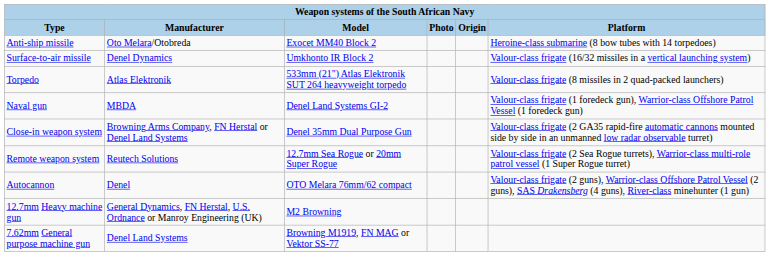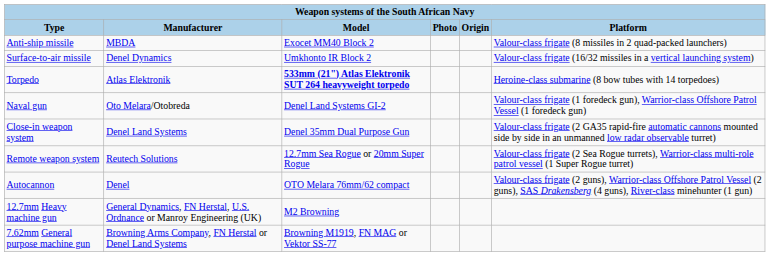(149, 43) Oto Melara/Otobreda -> (121, 43) MBDA
(603, 43) Heroine-class submarine (8 bow tubes with 14 torpedoes) -> (610, 43) Valour-class frigate (8 missiles in 2 quad-packed launchers)
(346, 79) normal -> (347, 79) bold
(607, 79) Valour-class frigate (8 missiles in 2 quad-packed launchers) -> (606, 79) Heroine-class submarine (8 bow tubes with 14 torpedoes)
(121, 106) MBDA -> (148, 106) Oto Melara/Otobreda
(187, 132) Browning Arms Company, FN Herstal or Denel Land Systems -> (147, 132) Denel Land Systems
(147, 238) Denel Land Systems -> (187, 238) Browning Arms Company, FN Herstal or Denel Land Systems
